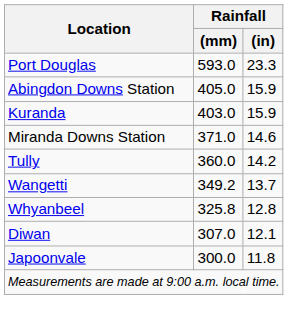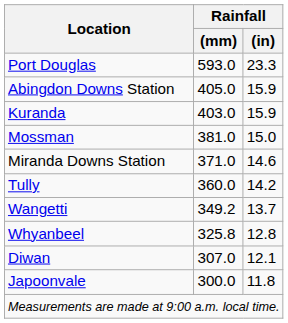+ row: (41, 137)
